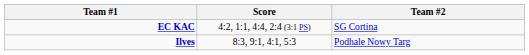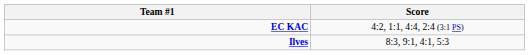- column: (428, 12)
